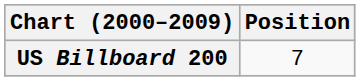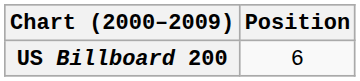(297, 59) 7 -> (297, 59) 6
